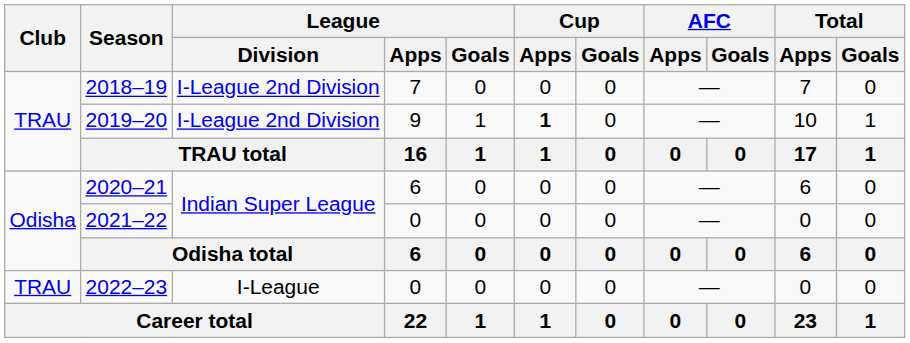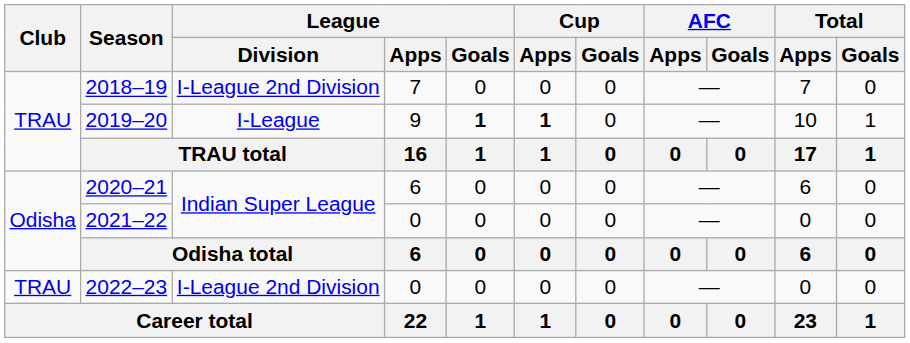(278, 120) I-League 2nd Division -> (278, 120) I-League
(480, 120) normal -> (480, 120) bold
(278, 287) I-League -> (278, 287) I-League 2nd Division
